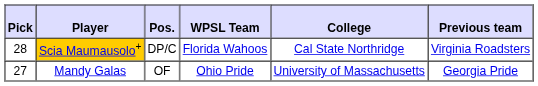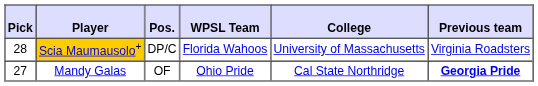(349, 49) Cal State Northridge -> (349, 49) University of Massachusetts
(349, 71) University of Massachusetts -> (349, 71) Cal State Northridge
(481, 71) normal -> (481, 71) bold
